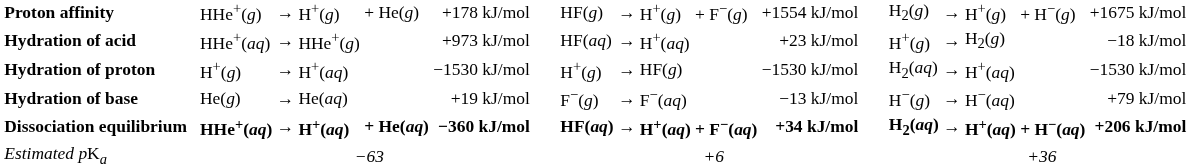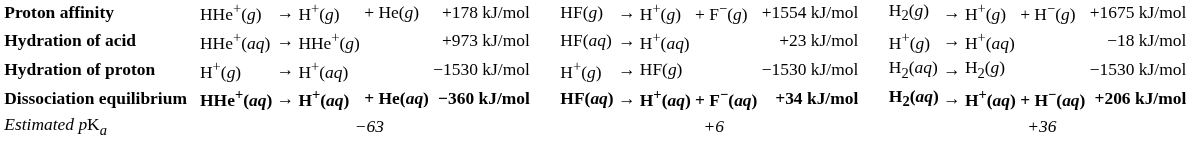(985, 41) H2(g) -> (990, 41) H+(aq)
(990, 69) H+(aq) -> (985, 69) H2(g)
- row: (71, 98)
